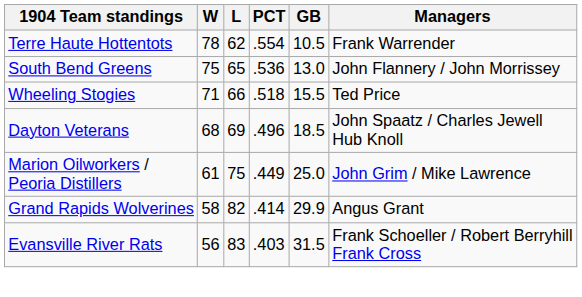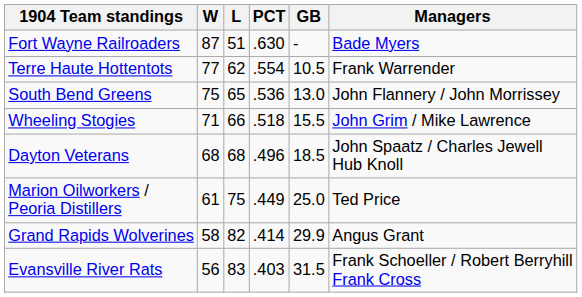+ row: (94, 43)
(211, 43) 78 -> (211, 69) 77
(366, 95) Ted Price -> (432, 120) John Grim / Mike Lawrence
(236, 130) 69 -> (236, 156) 68
(432, 174) John Grim / Mike Lawrence -> (366, 200) Ted Price
